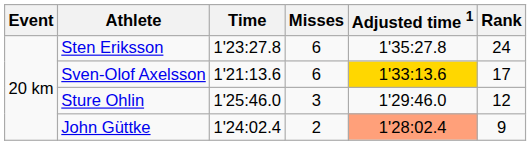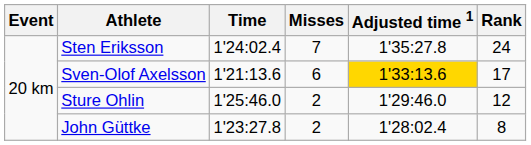(247, 49) 1'23:27.8 -> (247, 49) 1'24:02.4
(316, 49) 6 -> (316, 49) 7
(316, 101) 3 -> (316, 101) 2
(247, 127) 1'24:02.4 -> (247, 127) 1'23:27.8
(413, 127) lightsalmon background -> (413, 127) no background
(502, 127) 9 -> (502, 127) 8
